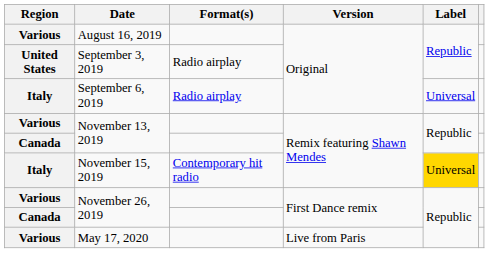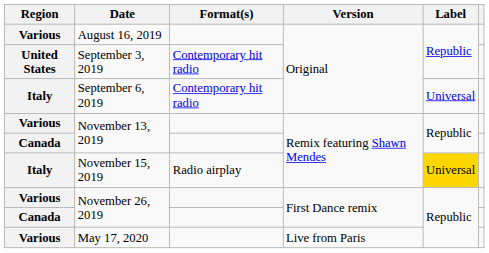(207, 61) Radio airplay -> (218, 61) Contemporary hit radio
(207, 95) Radio airplay -> (218, 95) Contemporary hit radio
(218, 170) Contemporary hit radio -> (207, 170) Radio airplay
